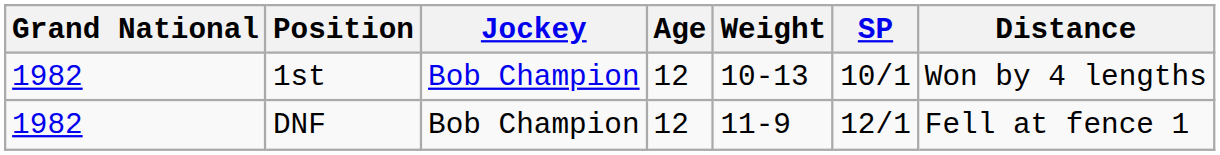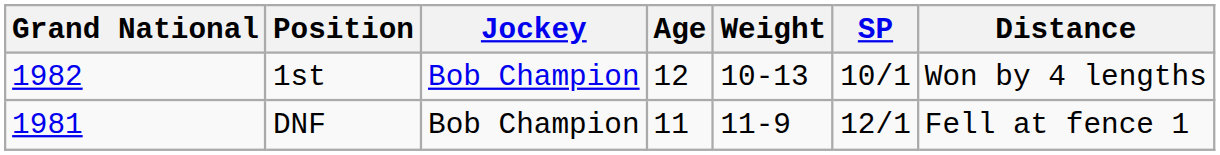(47, 125) 1982 -> (47, 125) 1981
(671, 125) 12 -> (671, 125) 11
